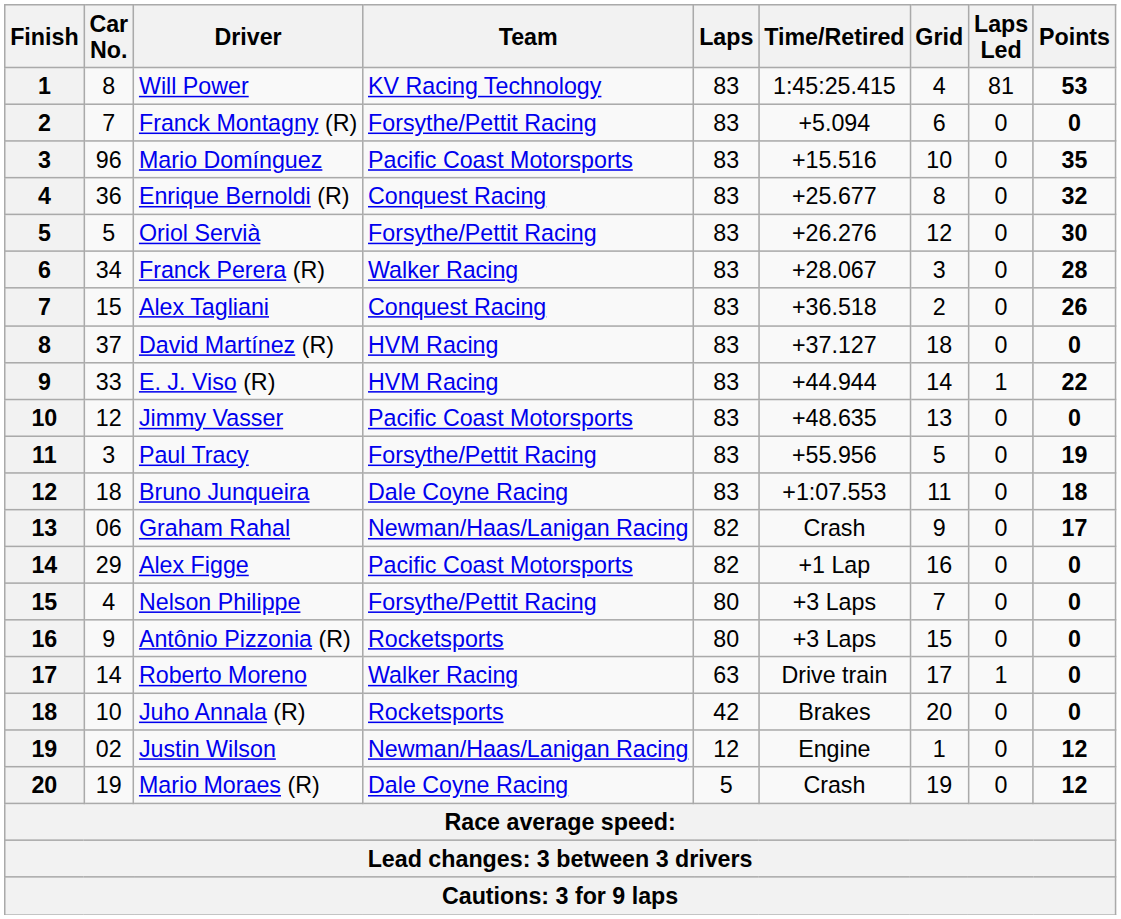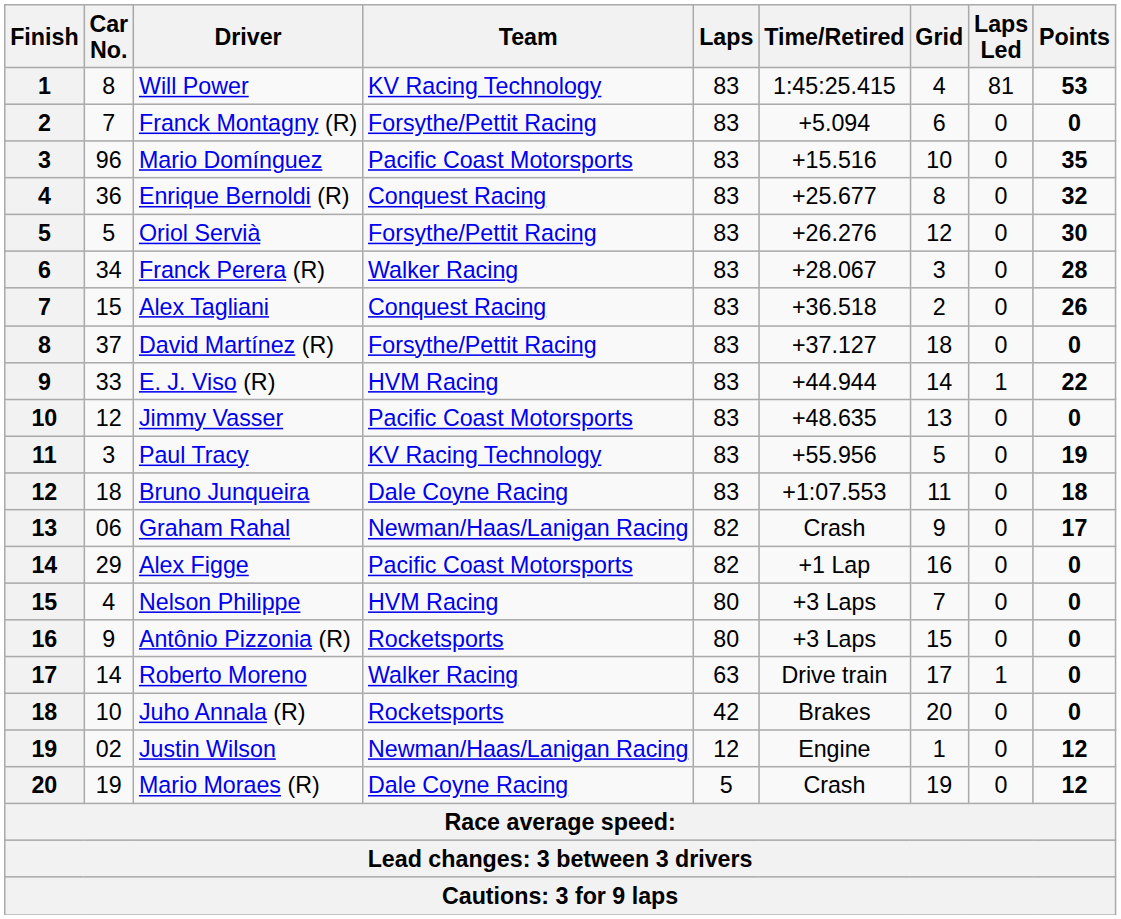(433, 344) HVM Racing -> (482, 344) Forsythe/Pettit Racing
(482, 454) Forsythe/Pettit Racing -> (485, 454) KV Racing Technology
(482, 602) Forsythe/Pettit Racing -> (433, 602) HVM Racing
